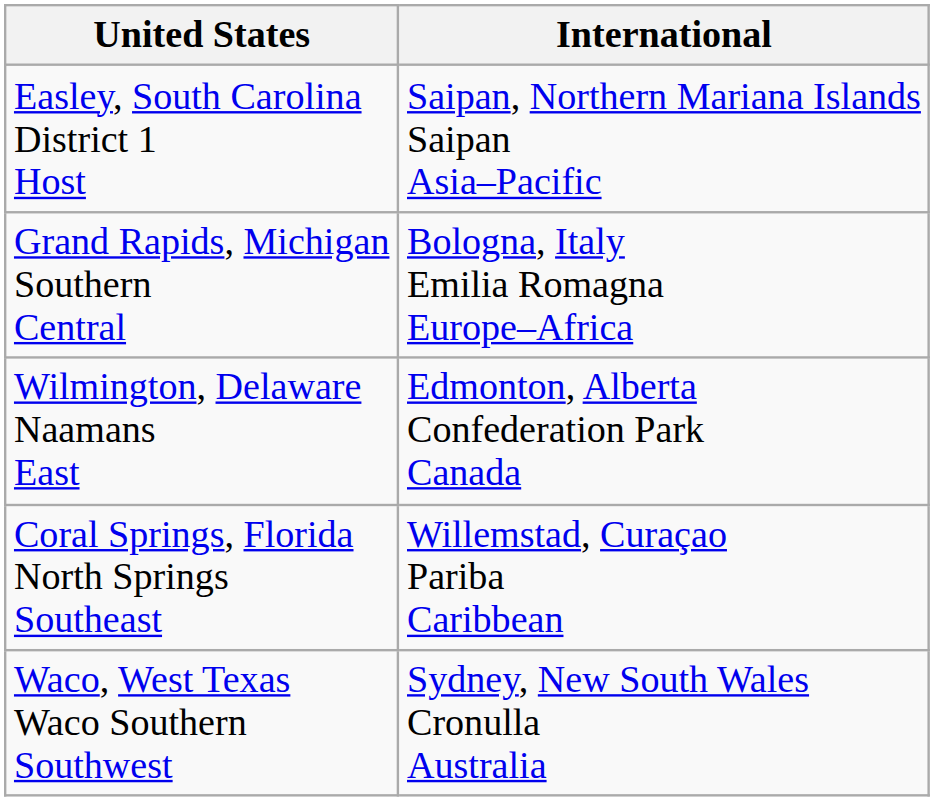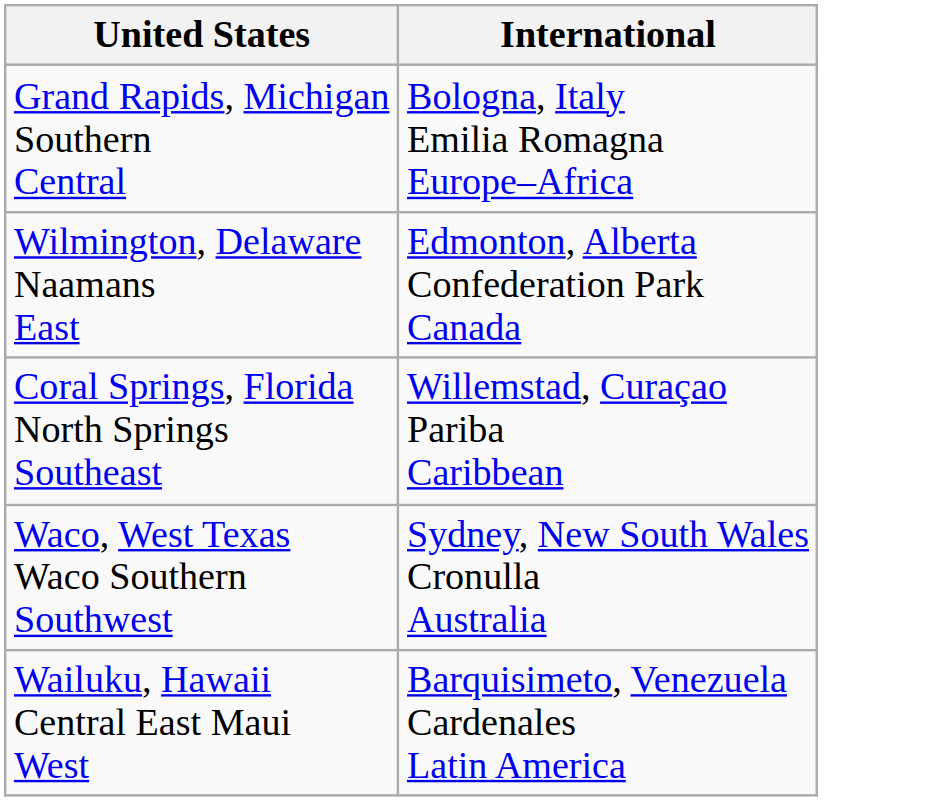- row: (188, 137)
+ row: (153, 722)
